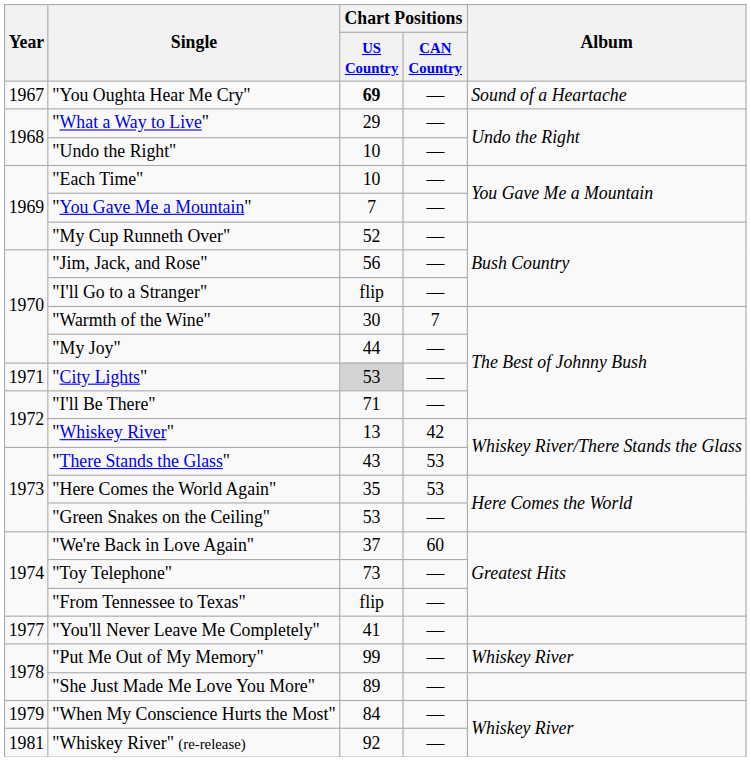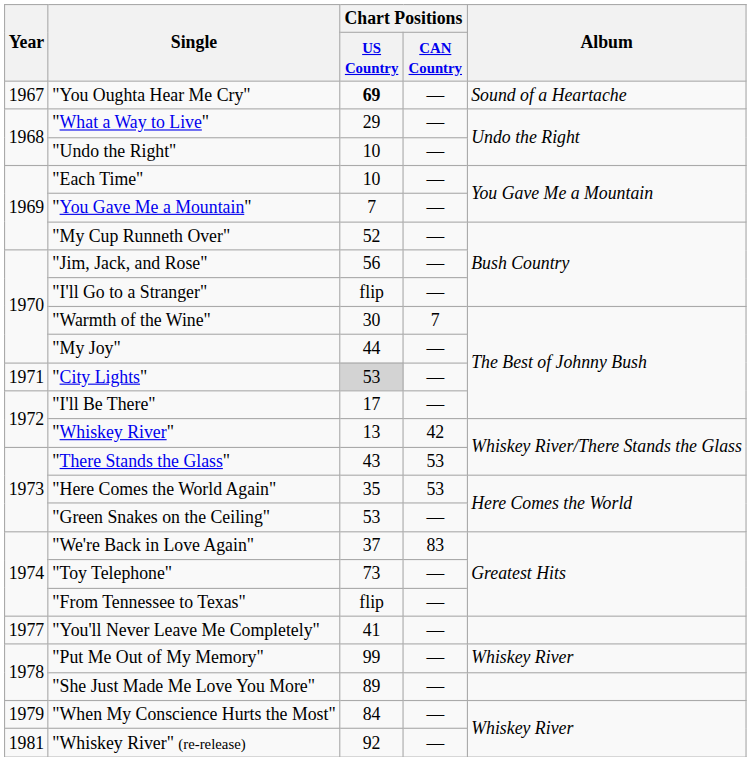(372, 404) 71 -> (372, 404) 17
(435, 545) 60 -> (435, 545) 83
